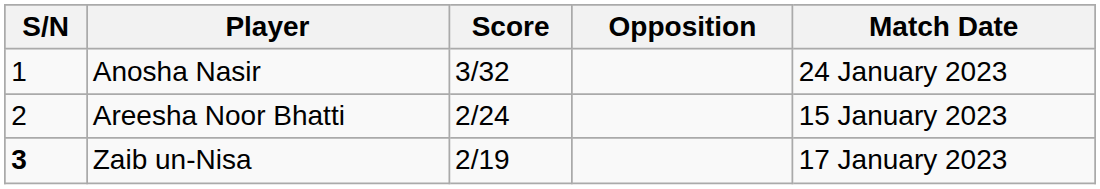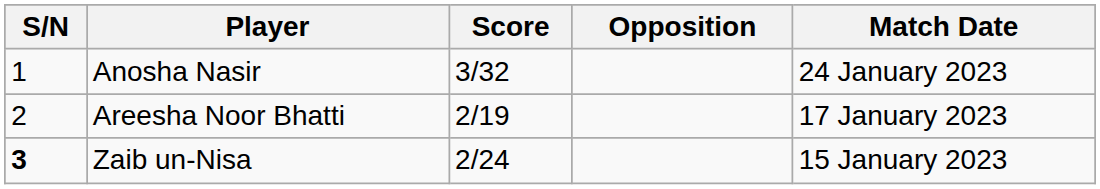(482, 115) 2/24 -> (482, 115) 2/19
(903, 115) 15 January 2023 -> (903, 115) 17 January 2023
(482, 159) 2/19 -> (482, 159) 2/24
(903, 159) 17 January 2023 -> (903, 159) 15 January 2023
